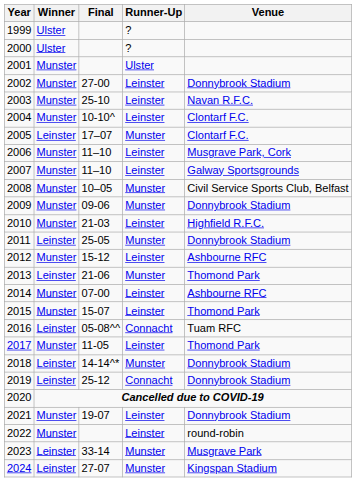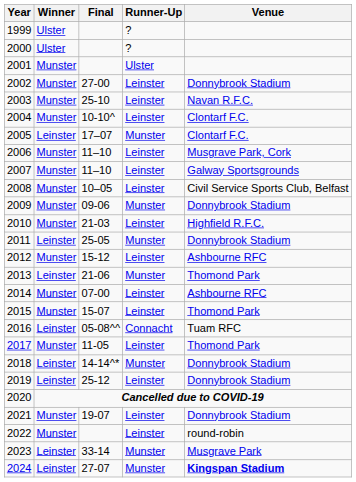(145, 188) Munster -> (145, 188) Leinster
(149, 380) Connacht -> (145, 380) Leinster
(232, 468) normal -> (236, 468) bold
